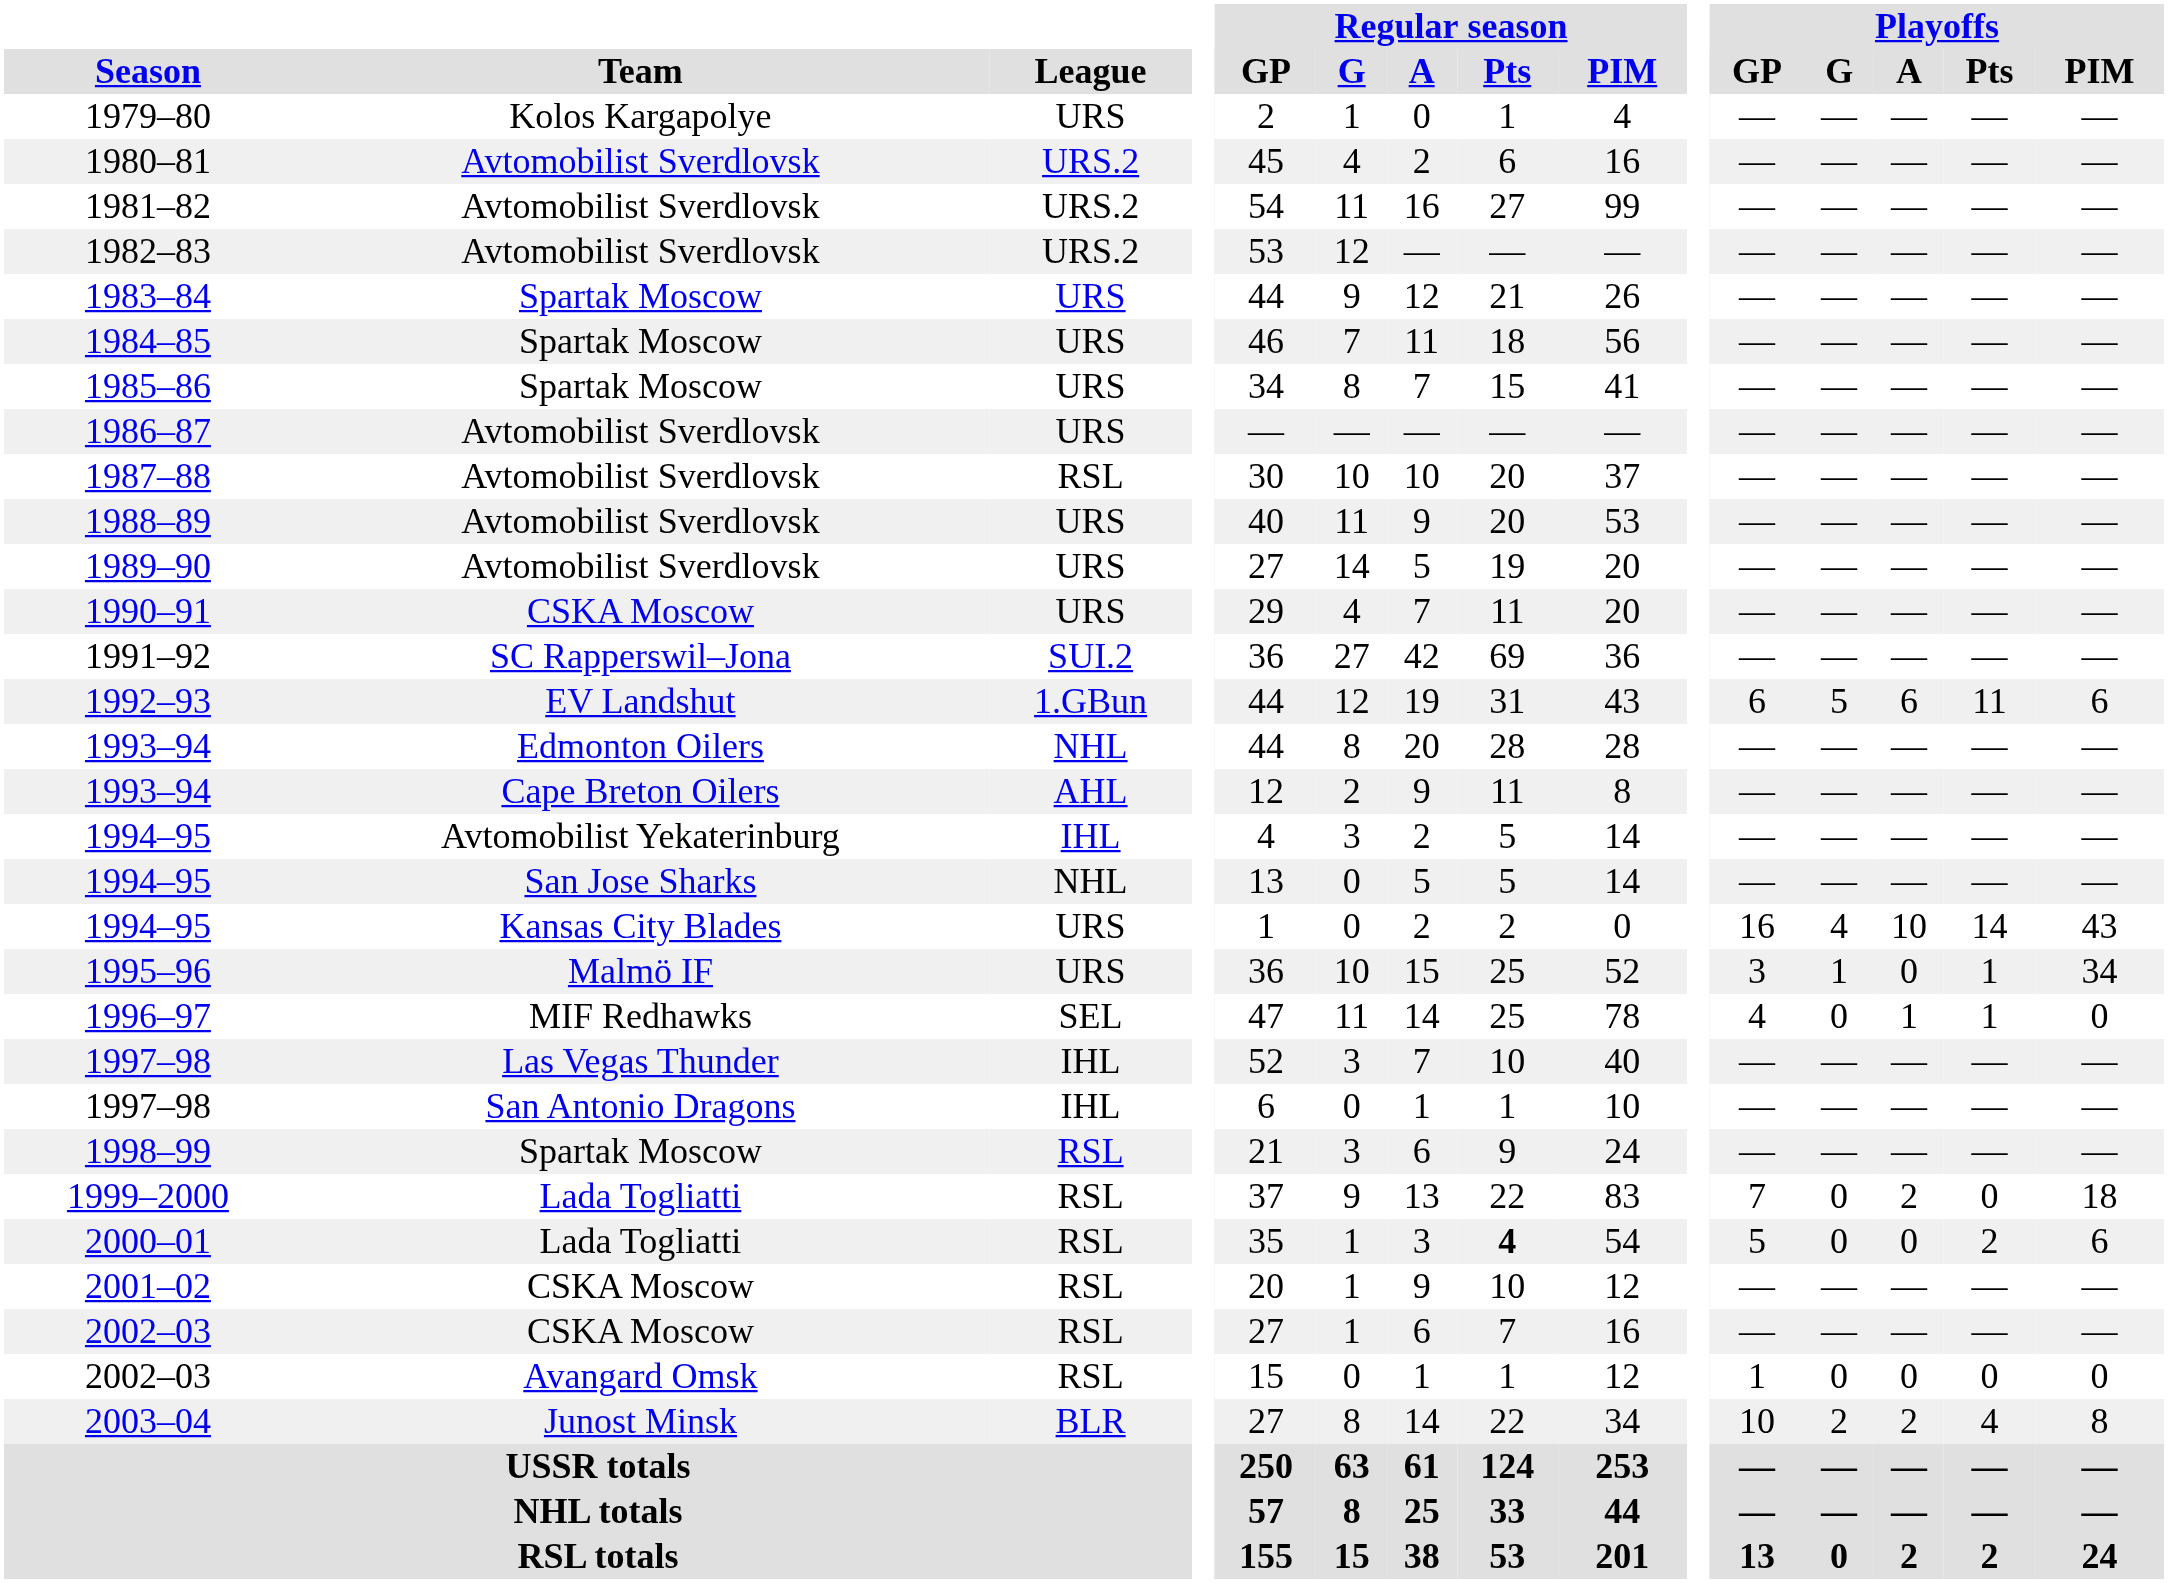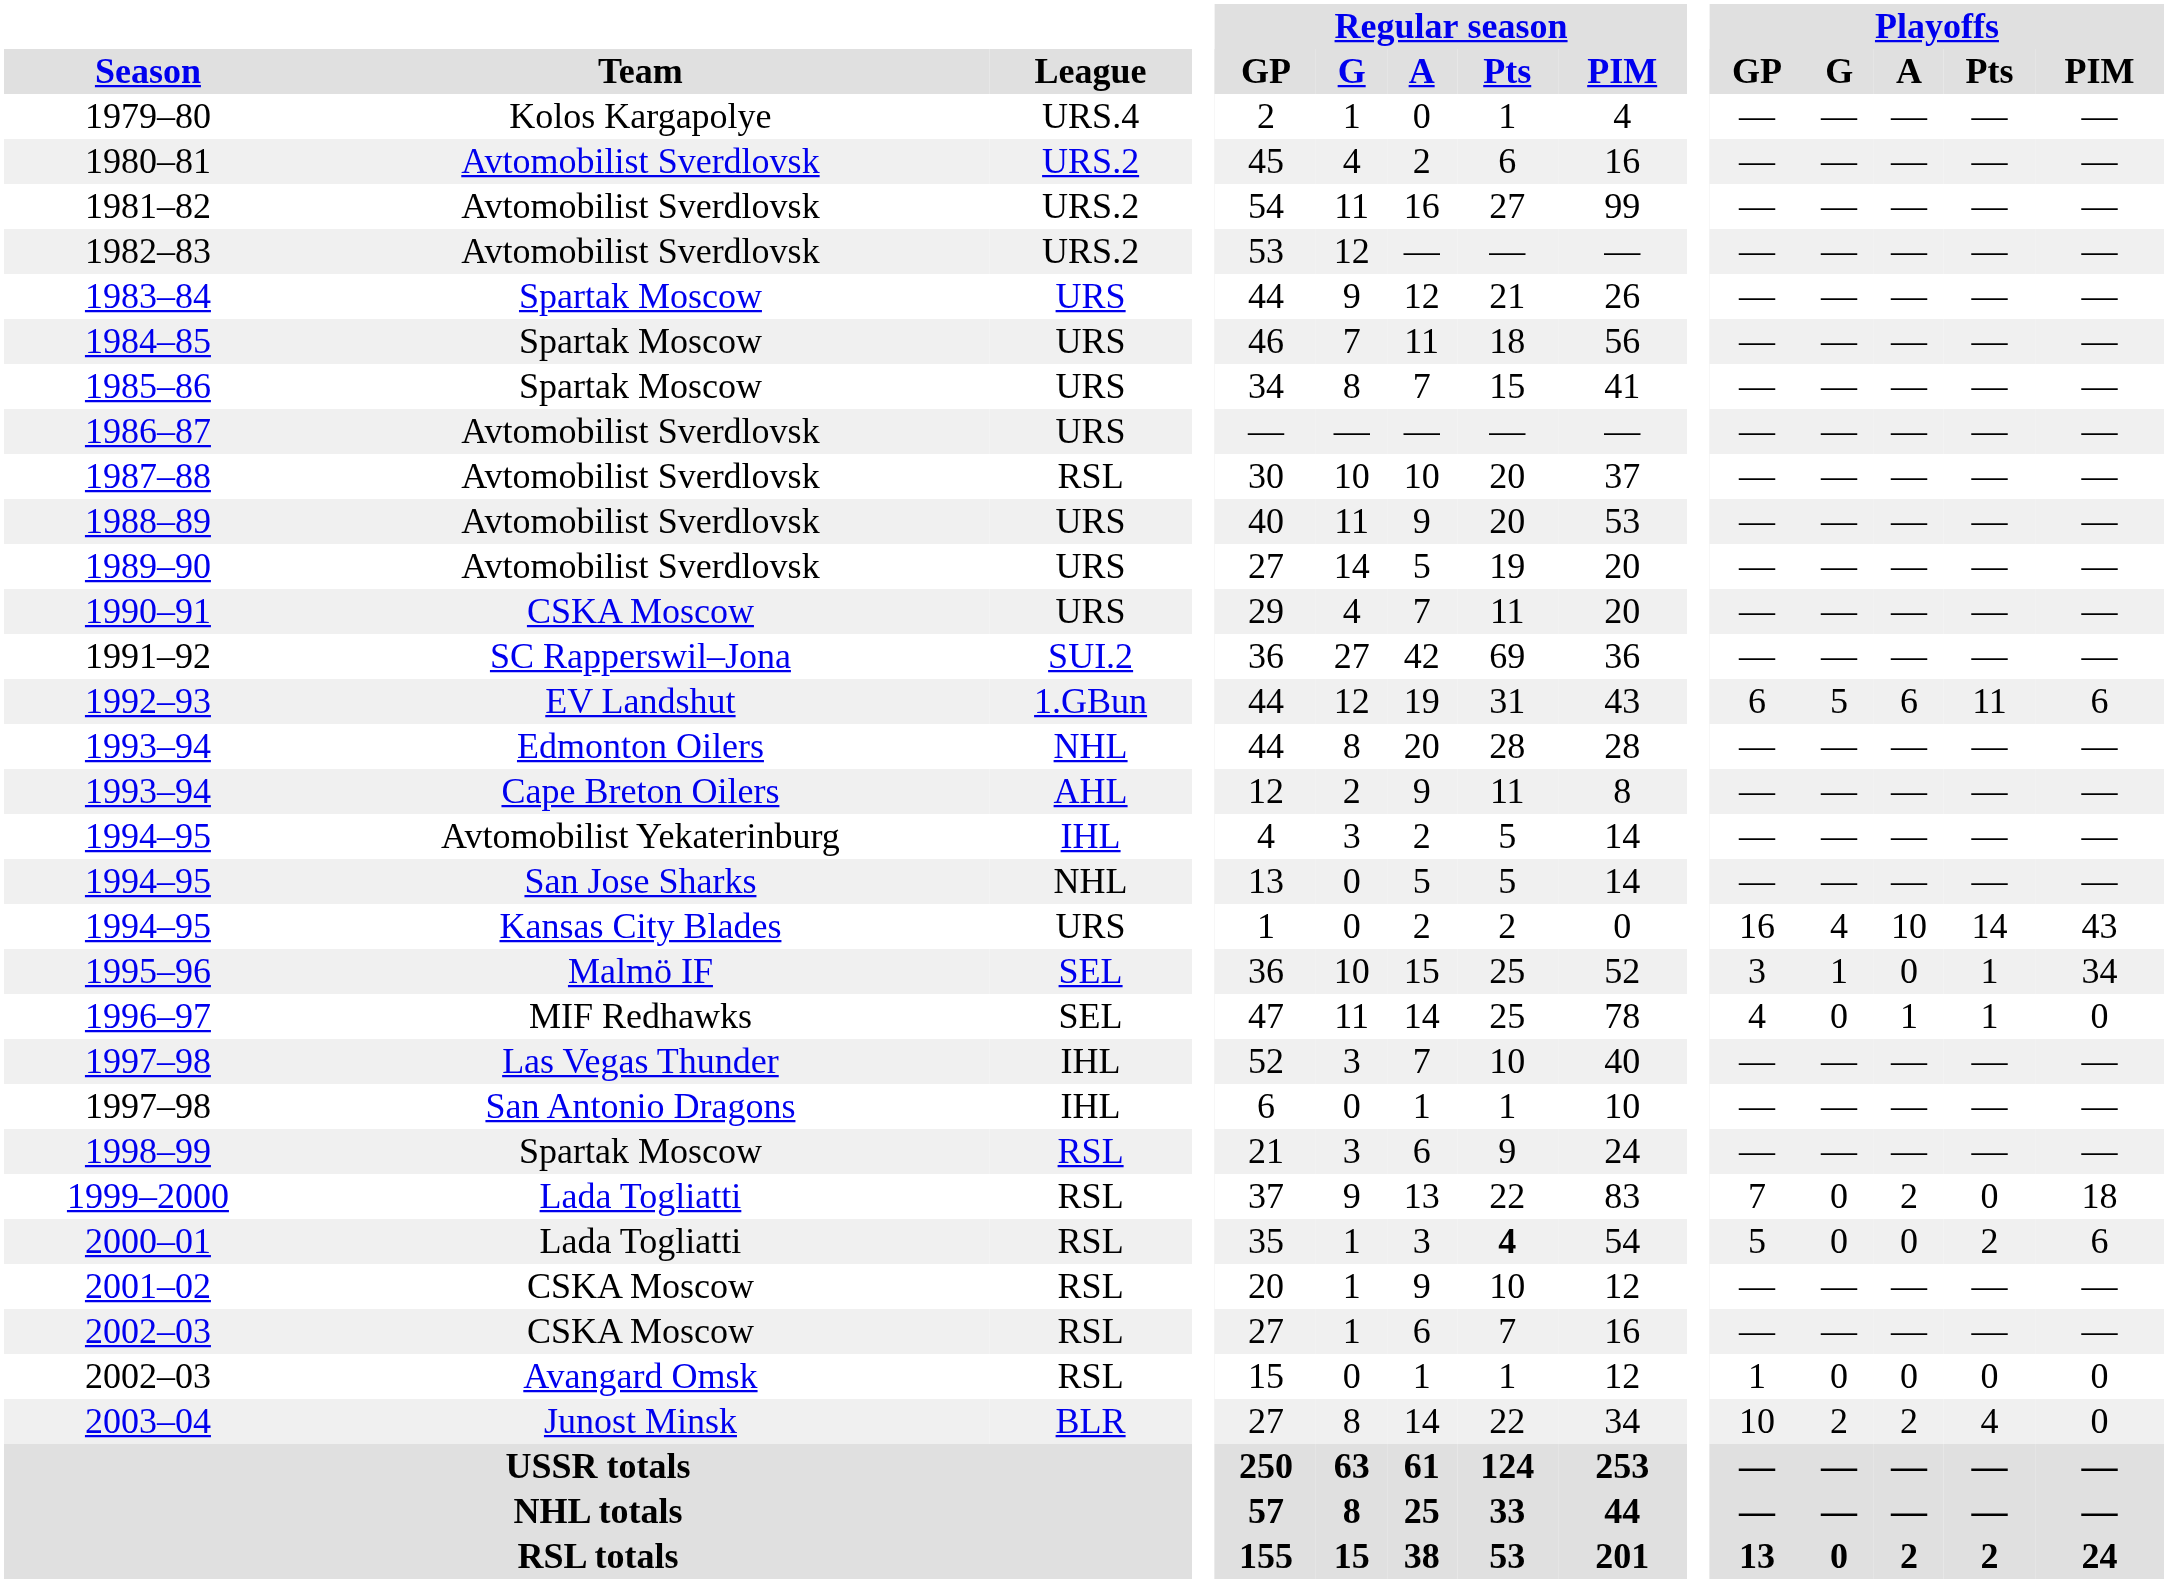(1091, 115) URS -> (1091, 115) URS.4
(1091, 970) URS -> (1091, 970) SEL
(2099, 1420) 8 -> (2099, 1420) 0
